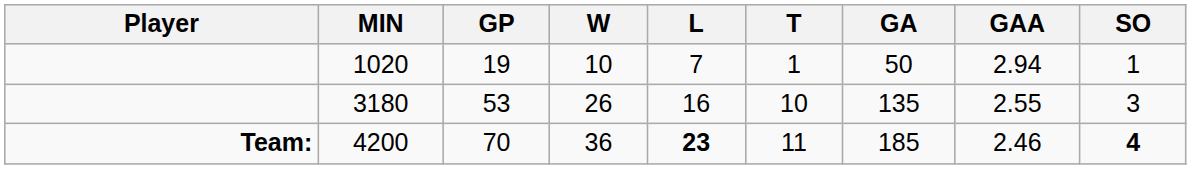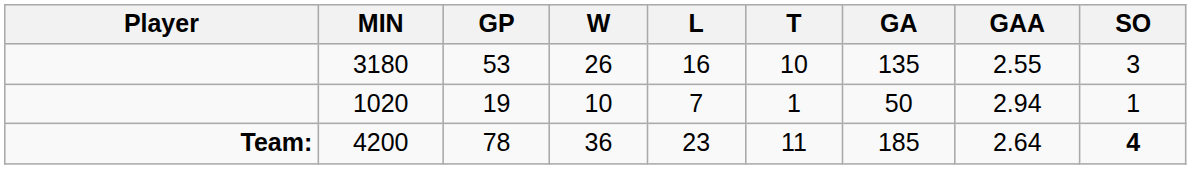rows swapped: (381, 103) <-> (381, 63)
(497, 143) 70 -> (497, 143) 78
(696, 143) bold -> (696, 143) normal
(1017, 143) 2.46 -> (1017, 143) 2.64
